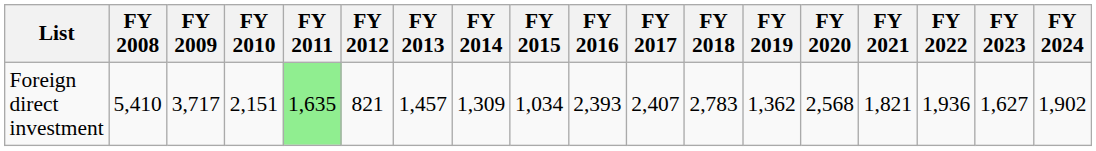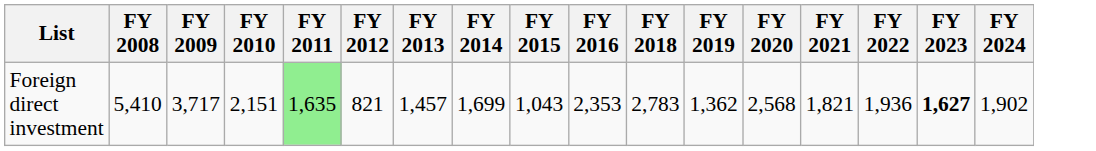- column: (655, 33)
(481, 103) 1,309 -> (481, 103) 1,699
(539, 103) 1,034 -> (539, 103) 1,043
(597, 103) 2,393 -> (597, 103) 2,353
(1004, 103) normal -> (946, 103) bold
